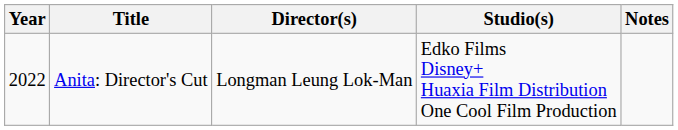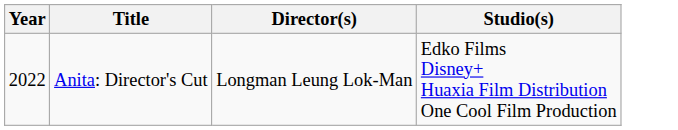- column: (647, 19)
